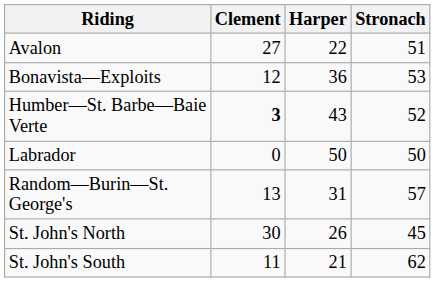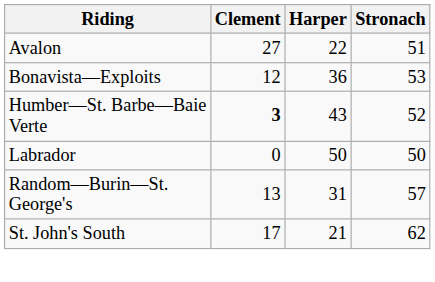- row: (67, 233)
(272, 262) 11 -> (271, 233) 17
